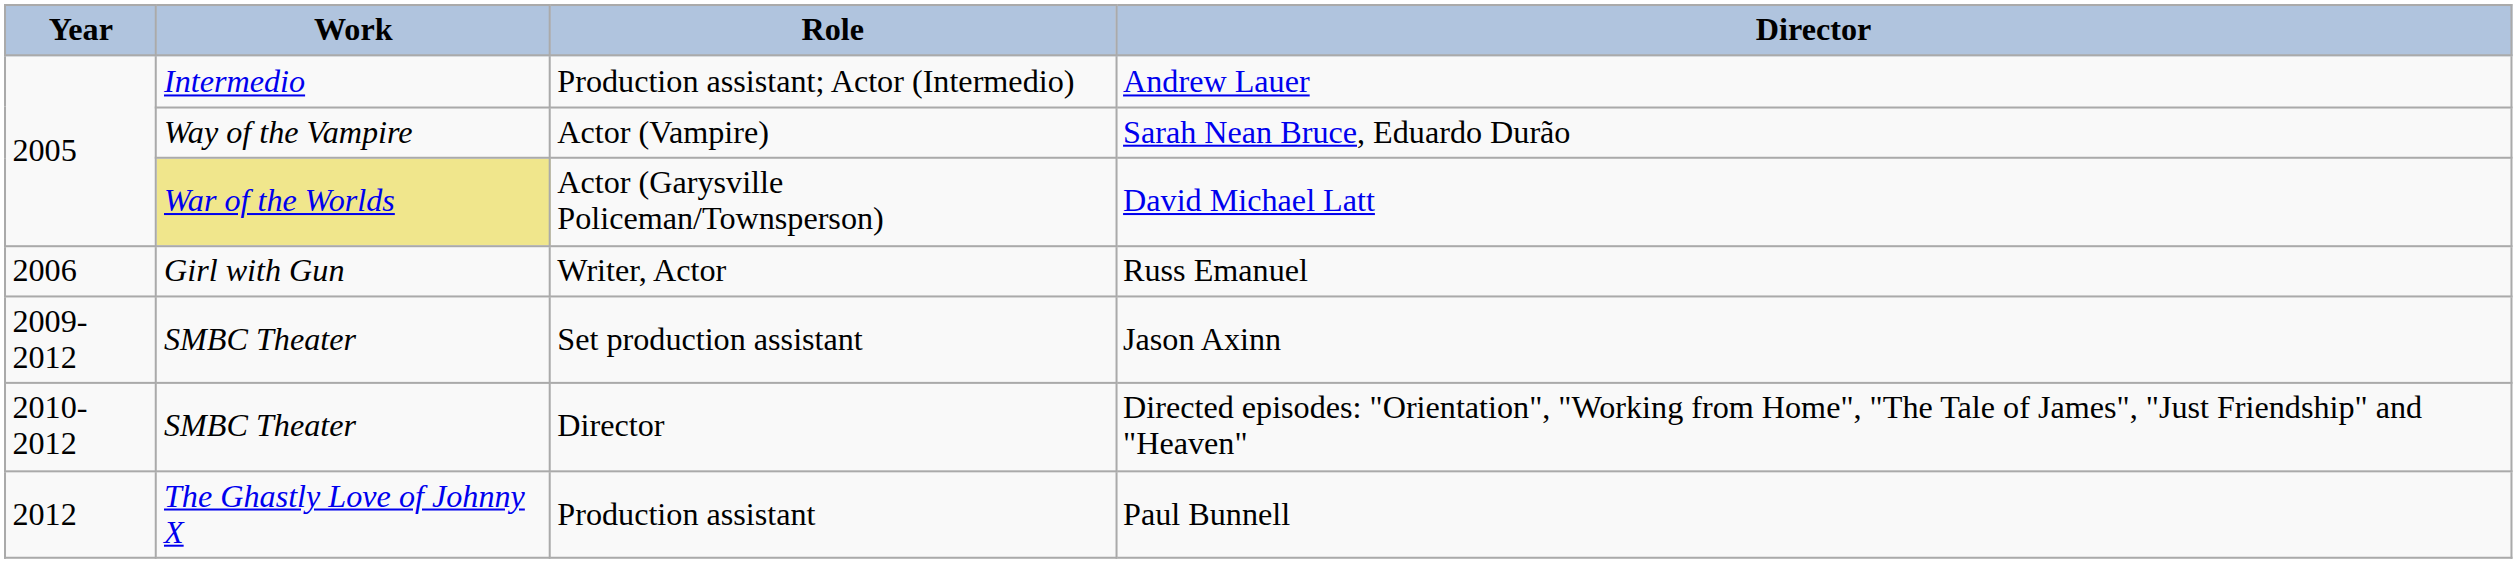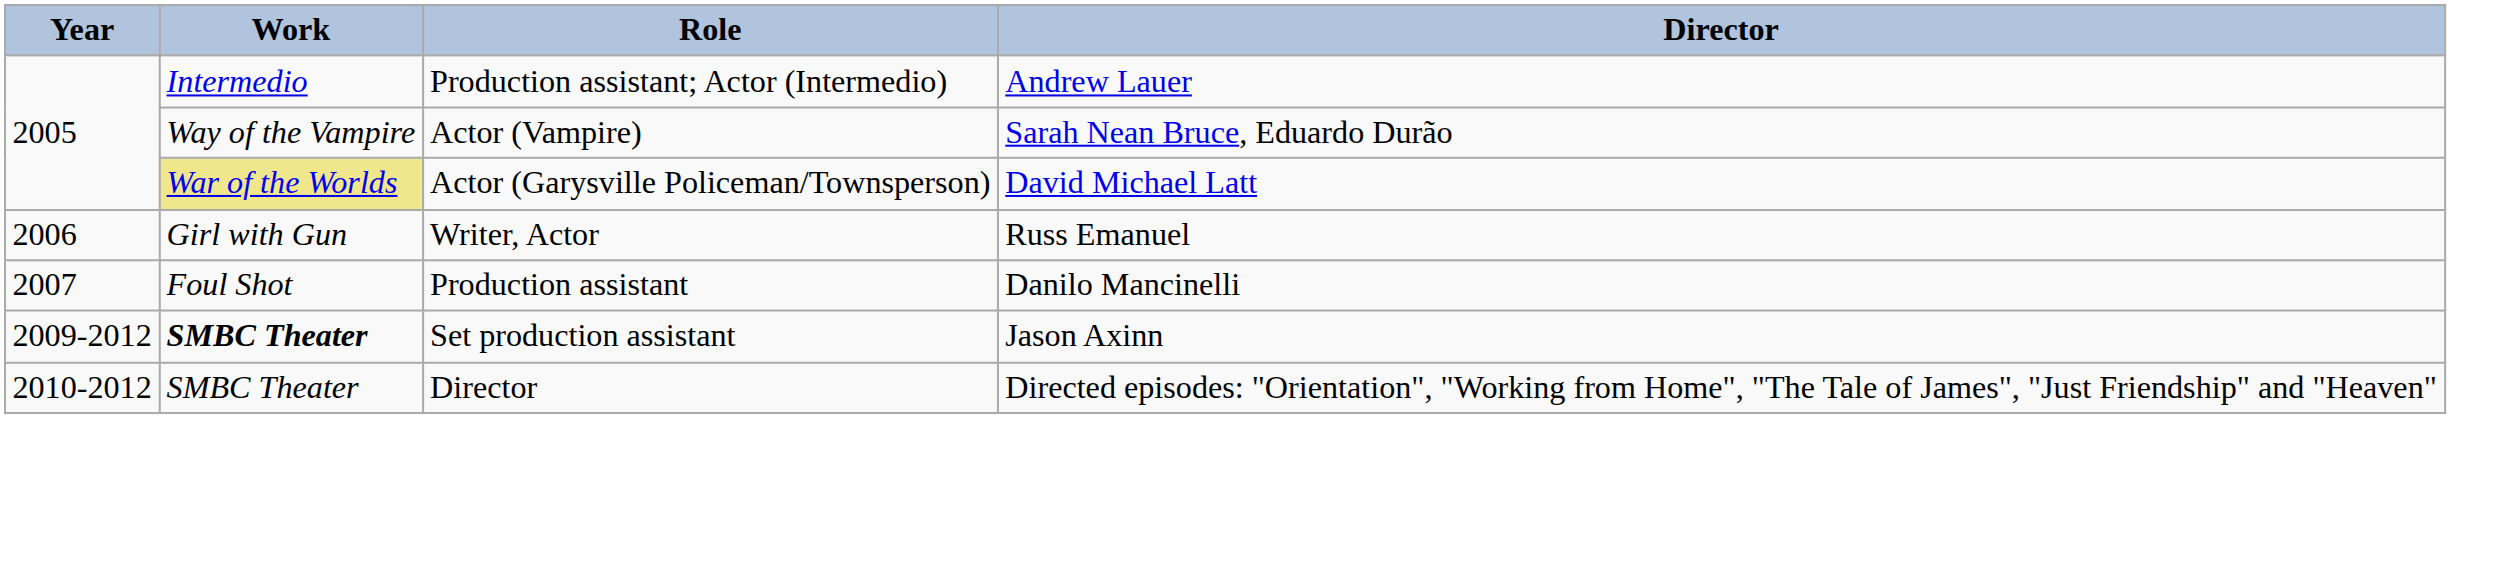+ row: (1123, 285)
(260, 339) normal -> (267, 336) bold
- row: (1207, 513)
